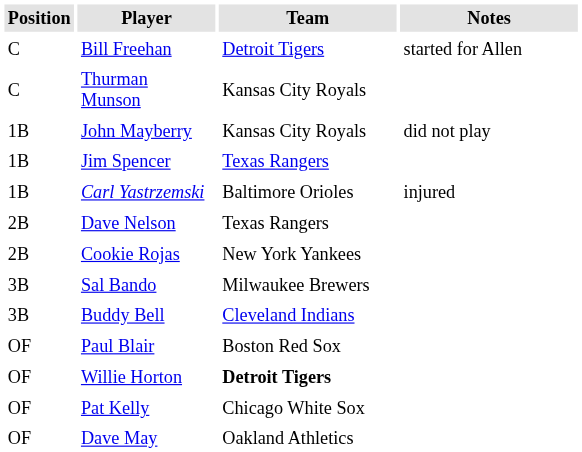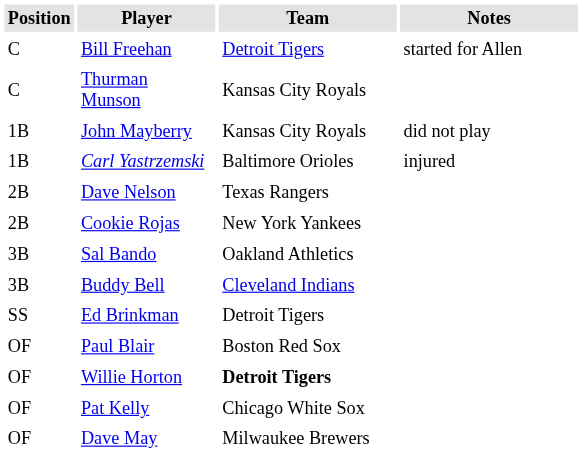- row: (126, 161)
(296, 284) Milwaukee Brewers -> (288, 254) Oakland Athletics
+ row: (130, 315)
(288, 438) Oakland Athletics -> (296, 438) Milwaukee Brewers
